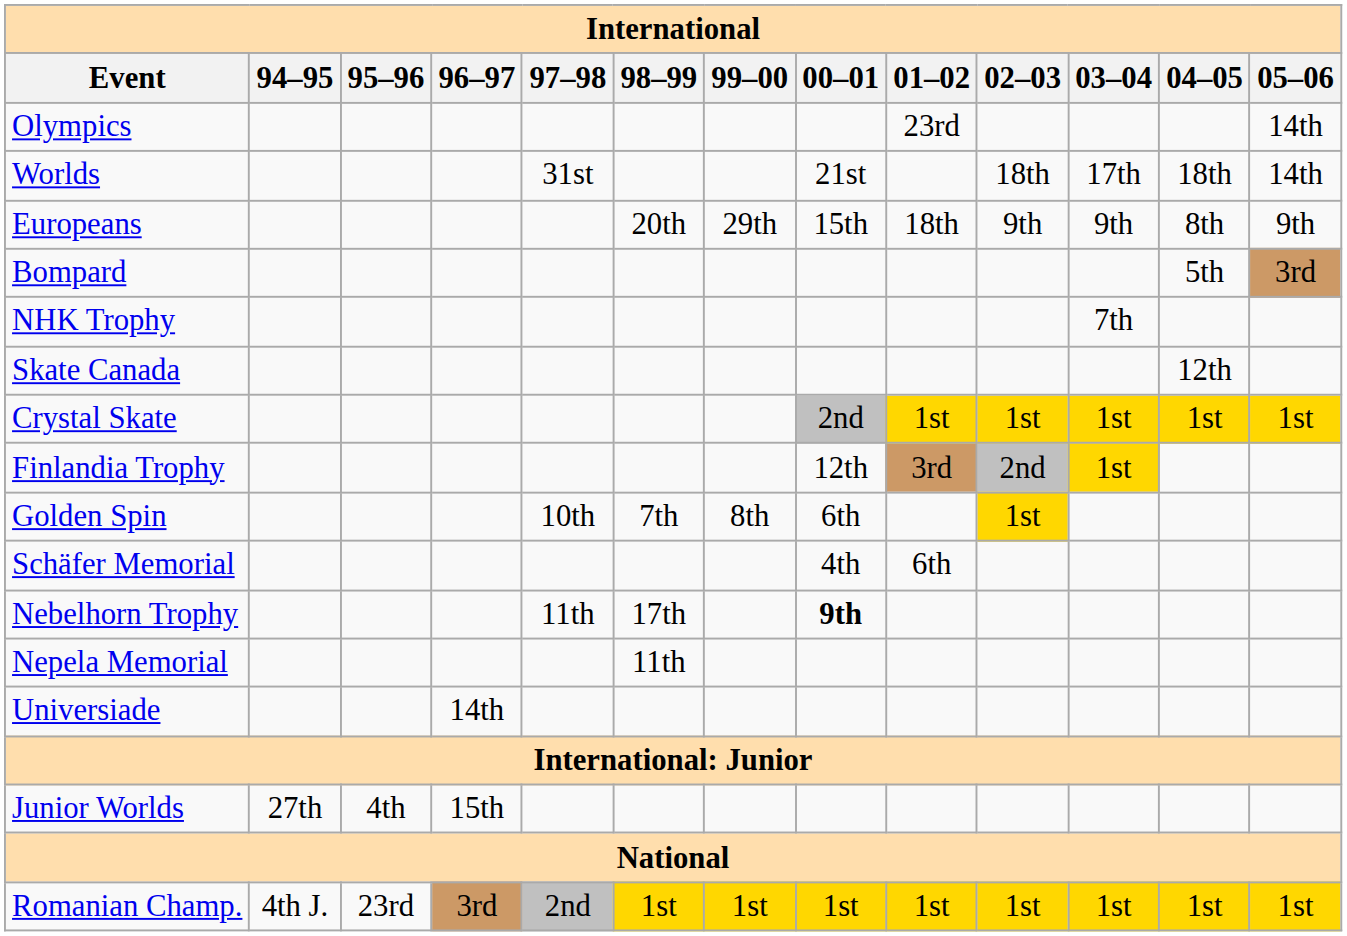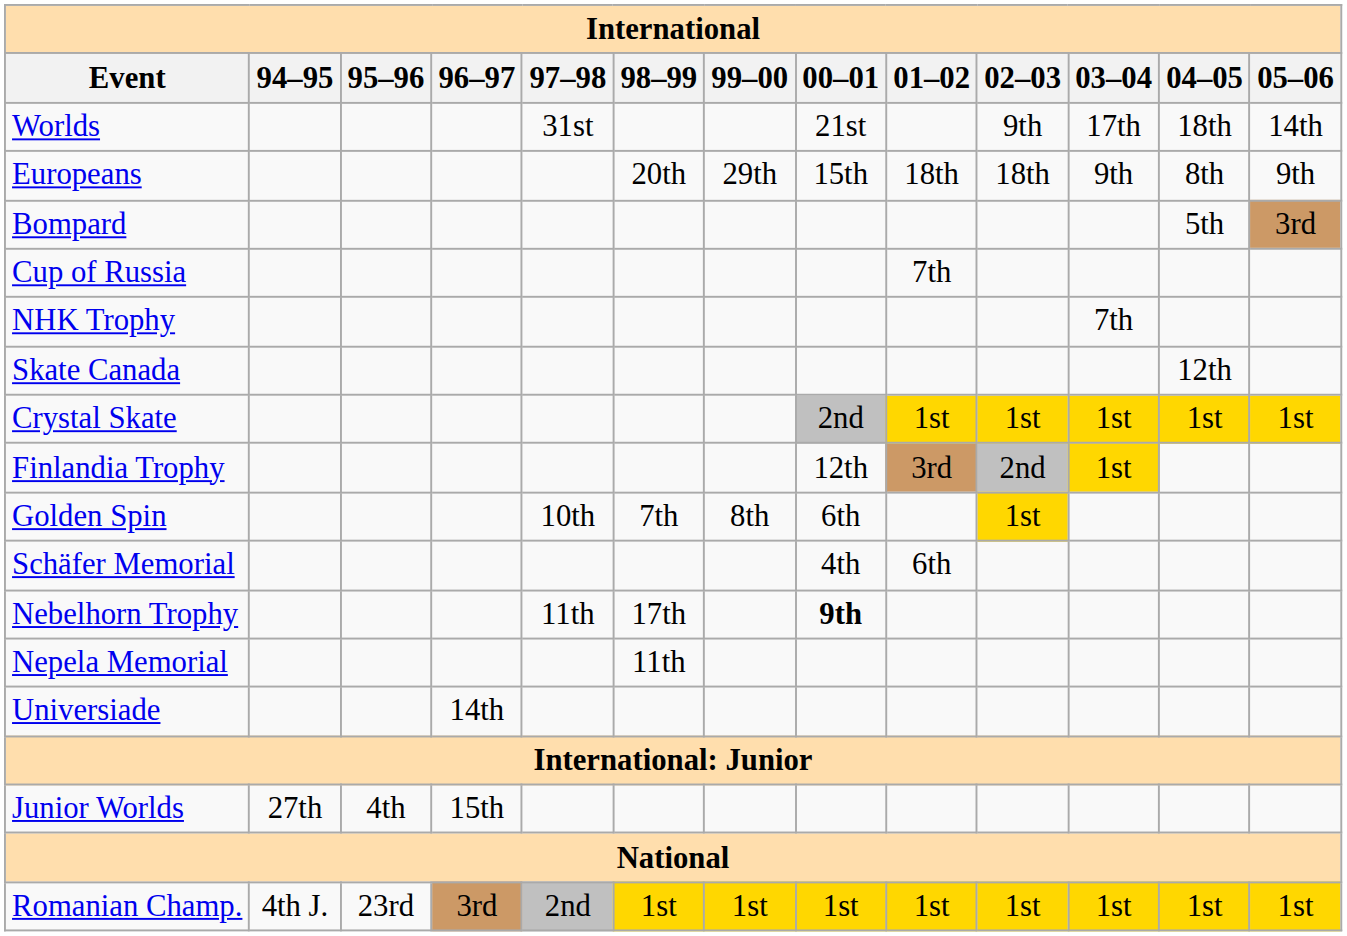- row: (72, 126)
(1023, 175) 18th -> (1023, 126) 9th
(1023, 223) 9th -> (1023, 175) 18th
+ row: (99, 272)
